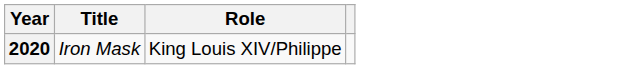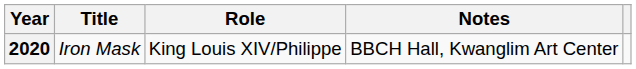+ column: (484, 19)
